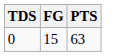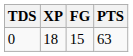+ column: (53, 16)
